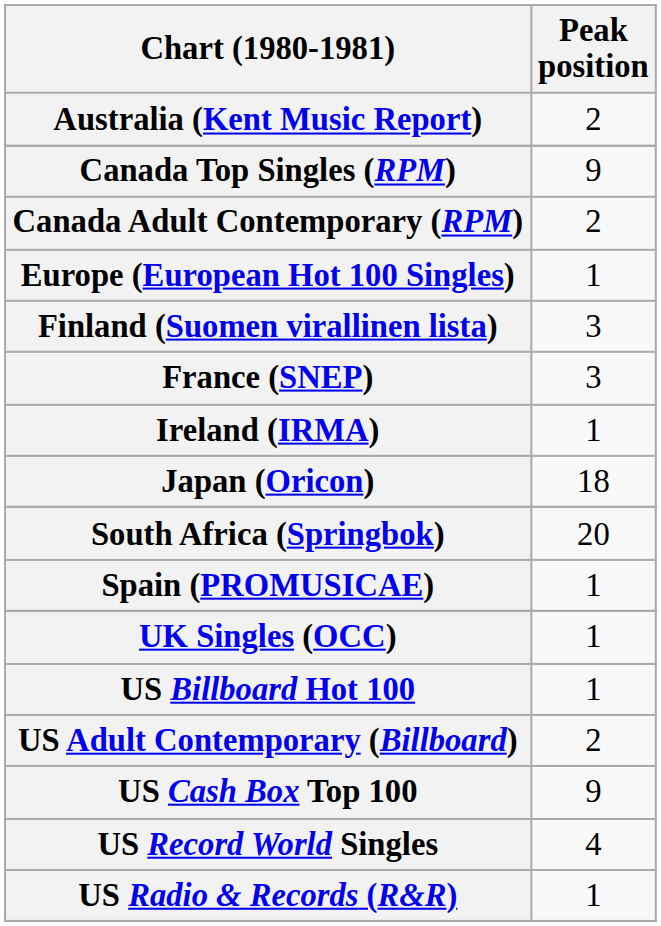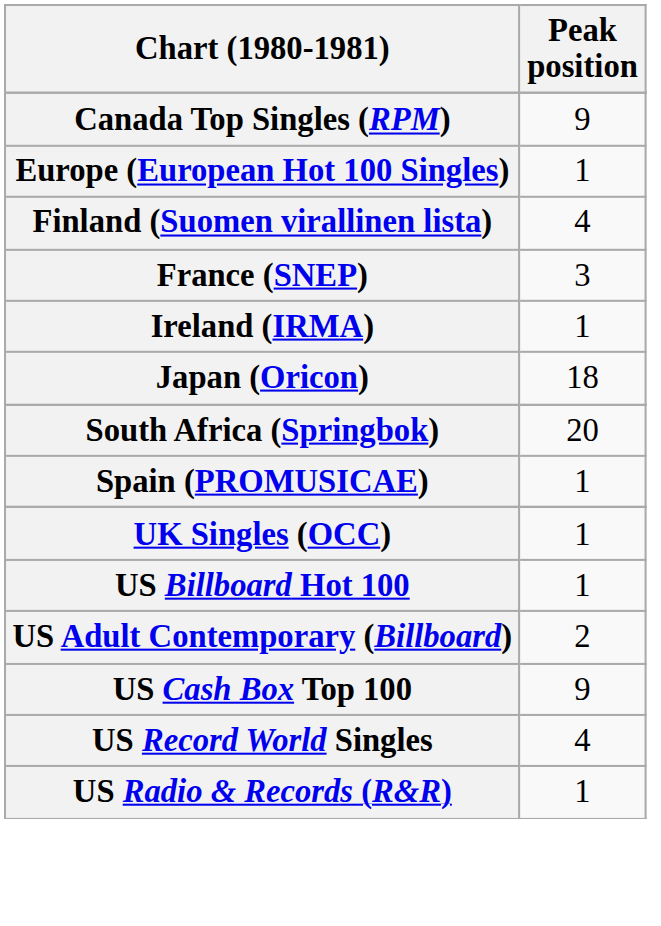- row: (268, 118)
- row: (268, 222)
(593, 325) 3 -> (583, 222) 4
